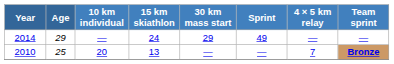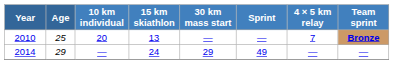rows swapped: (25, 52) <-> (25, 37)
